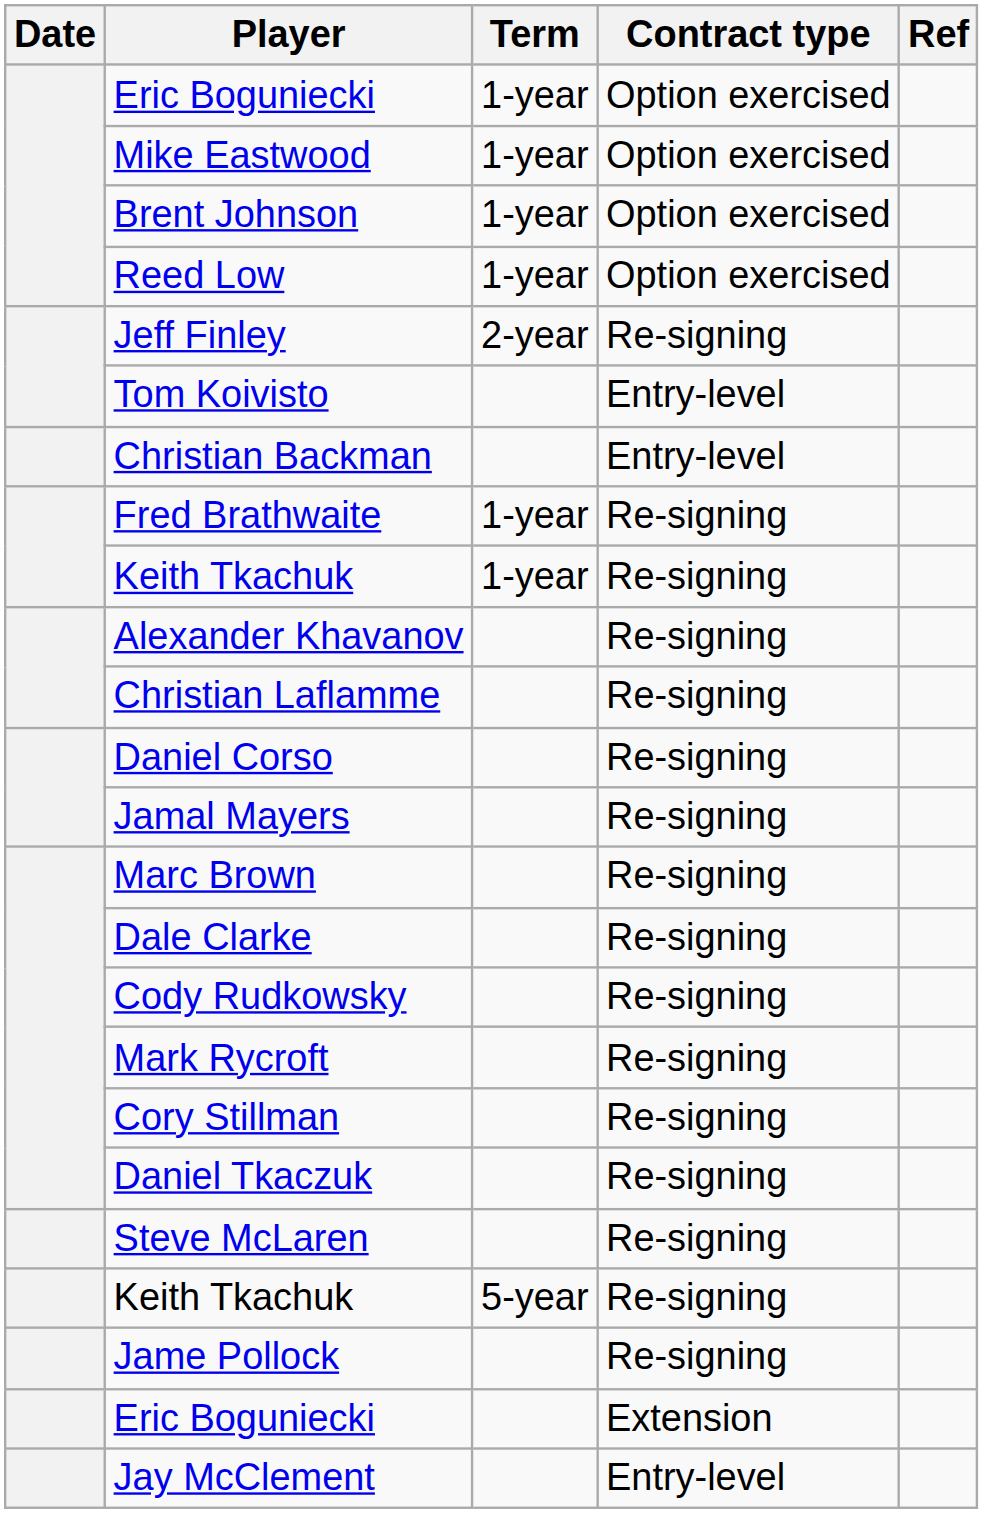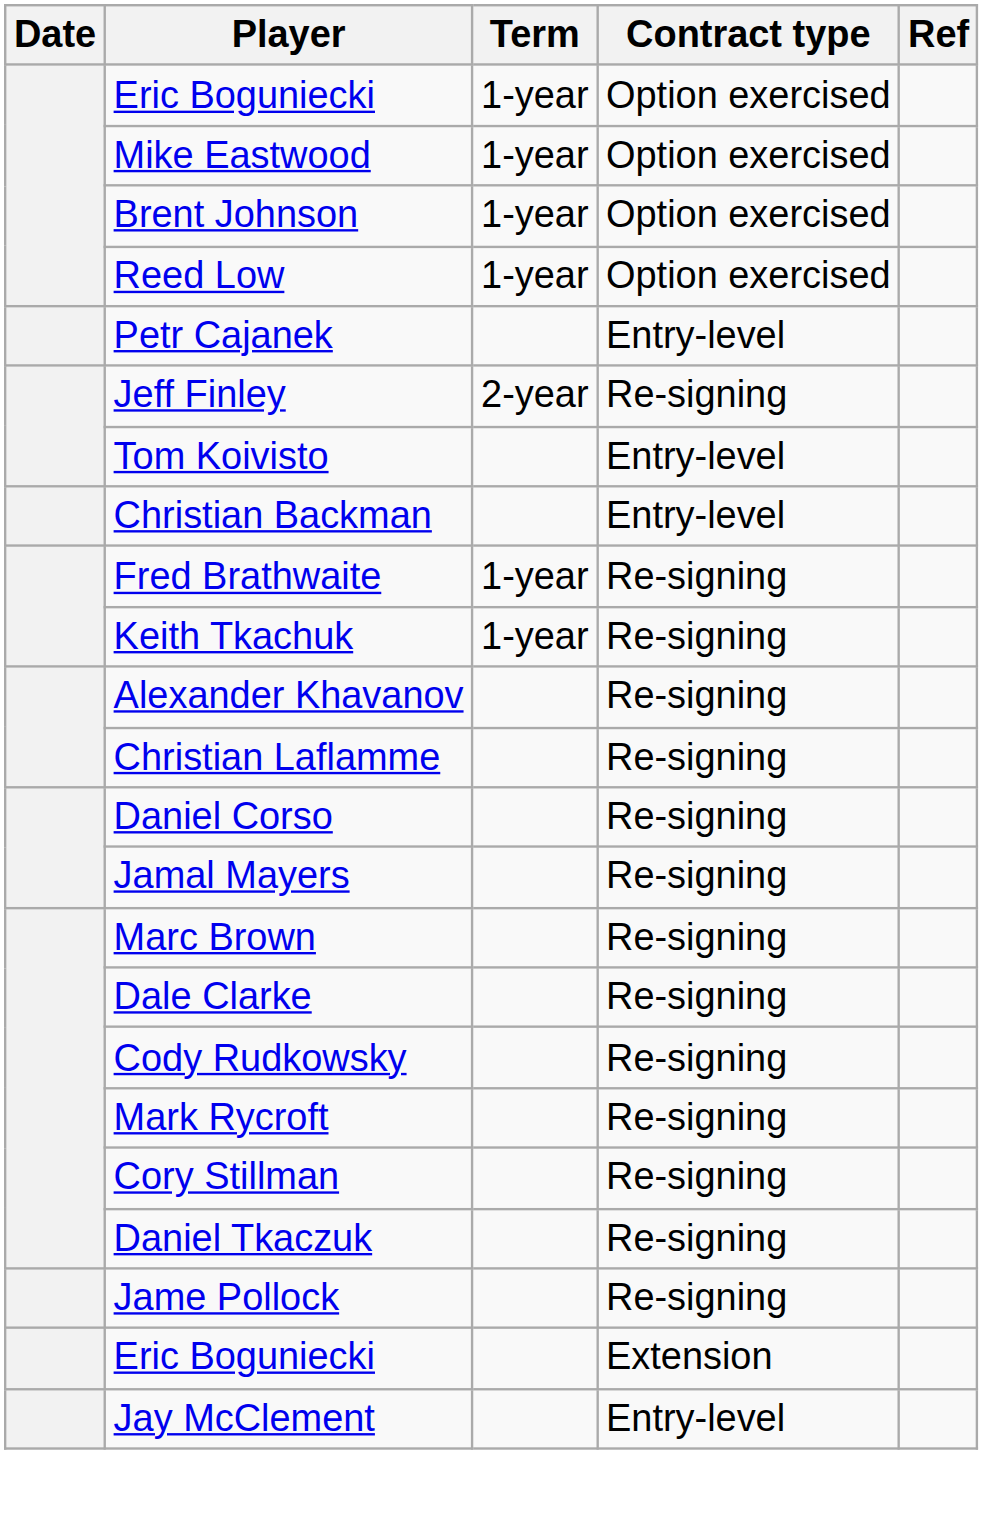+ row: (223, 335)
- row: (241, 1237)
- row: (233, 1297)
